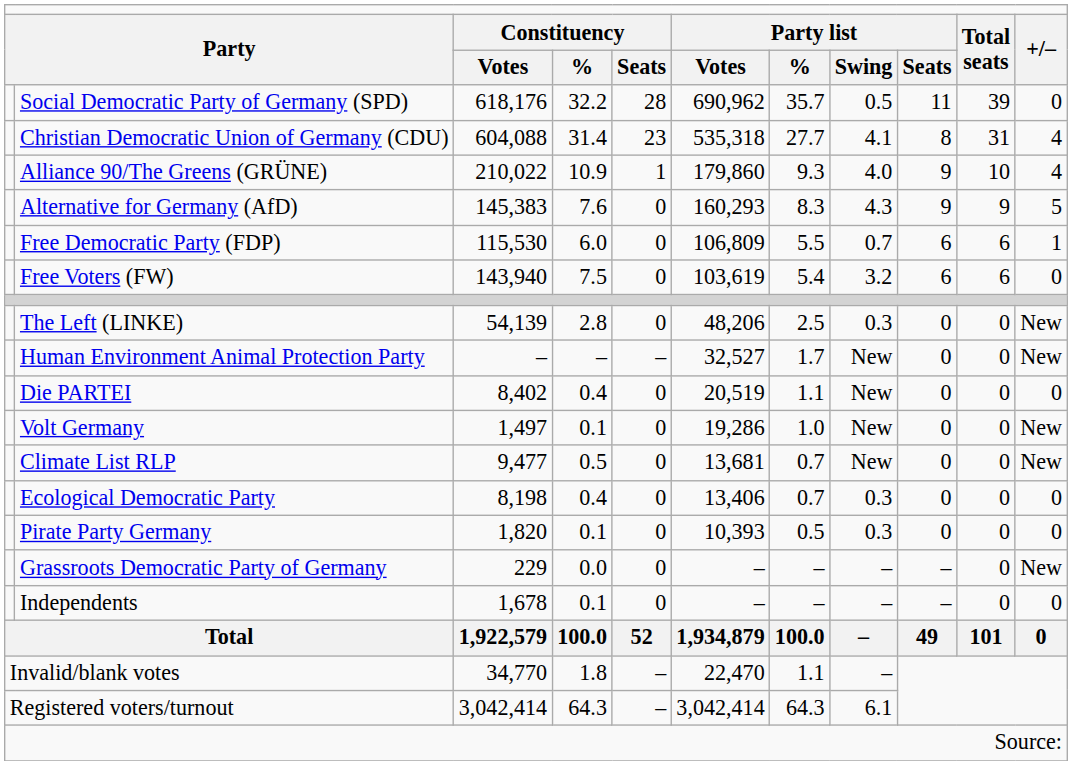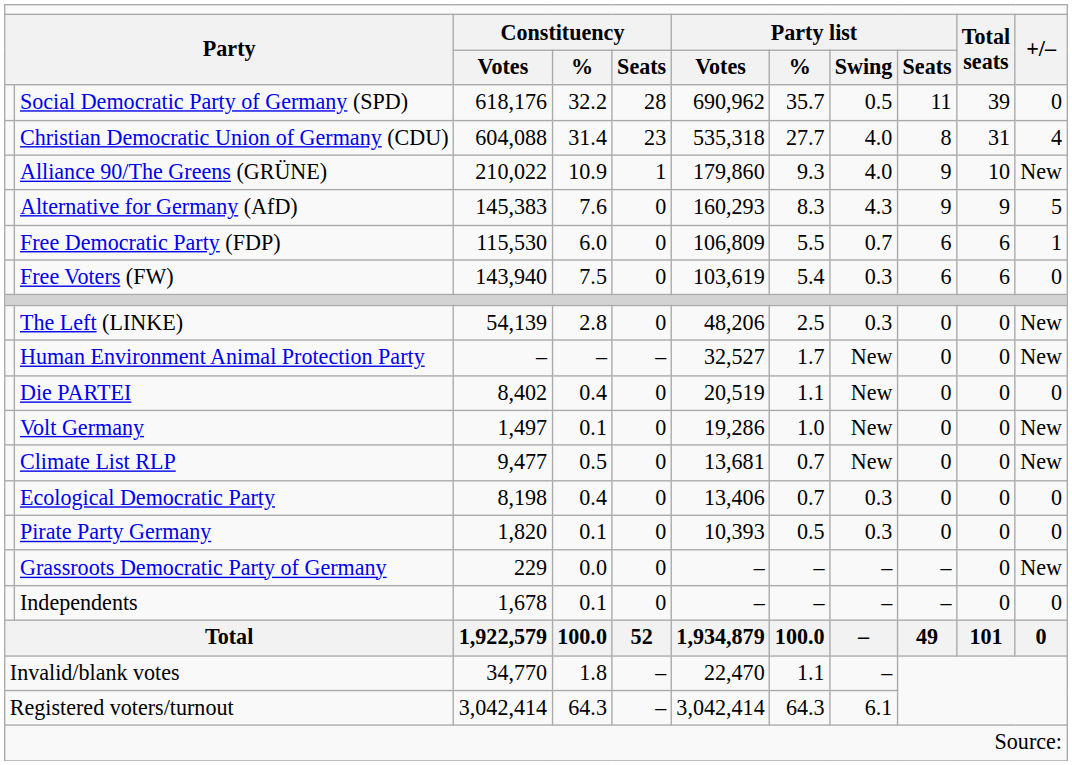(879, 137) 4.1 -> (879, 137) 4.0
(1056, 172) 4 -> (1041, 172) New
(879, 277) 3.2 -> (879, 277) 0.3
